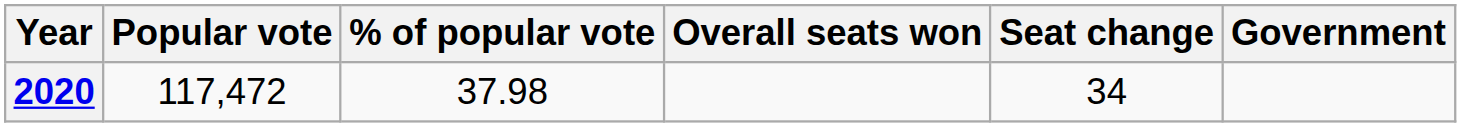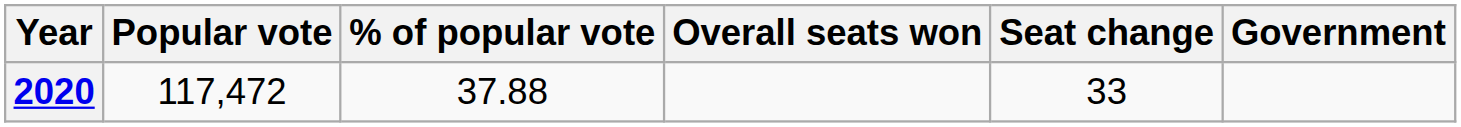(502, 91) 37.98 -> (502, 91) 37.88
(1107, 91) 34 -> (1107, 91) 33
